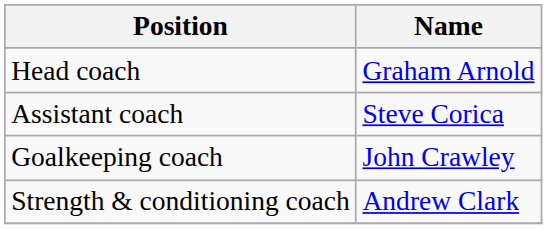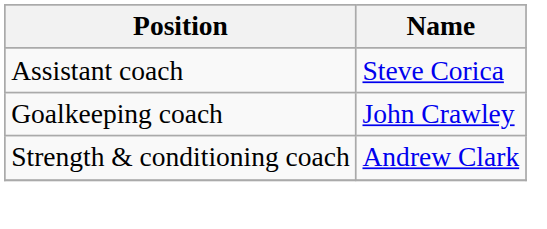- row: (76, 69)
